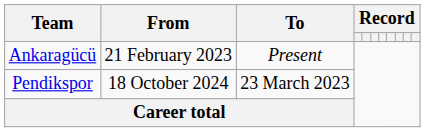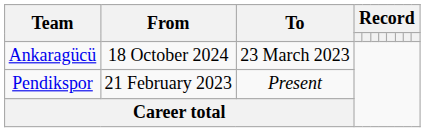(168, 55) 21 February 2023 -> (168, 55) 18 October 2024
(295, 55) Present -> (295, 55) 23 March 2023
(168, 83) 18 October 2024 -> (168, 83) 21 February 2023
(295, 83) 23 March 2023 -> (295, 83) Present
